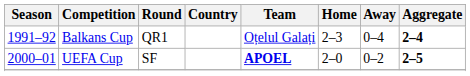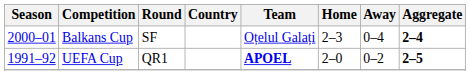(32, 37) 1991–92 -> (32, 37) 2000–01
(155, 37) QR1 -> (149, 37) SF
(32, 59) 2000–01 -> (32, 59) 1991–92
(149, 59) SF -> (155, 59) QR1
